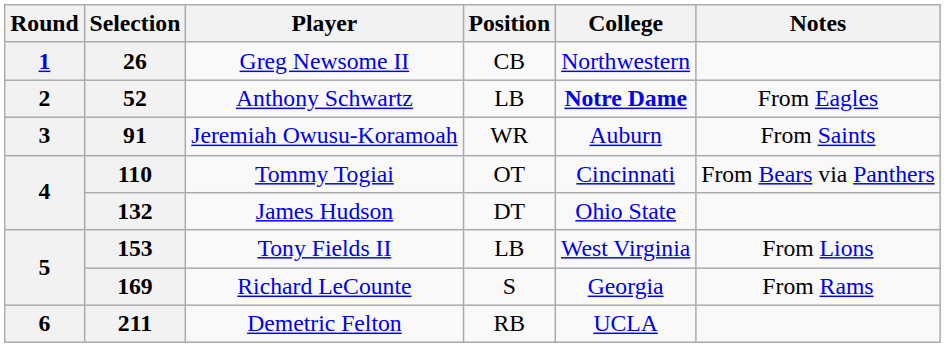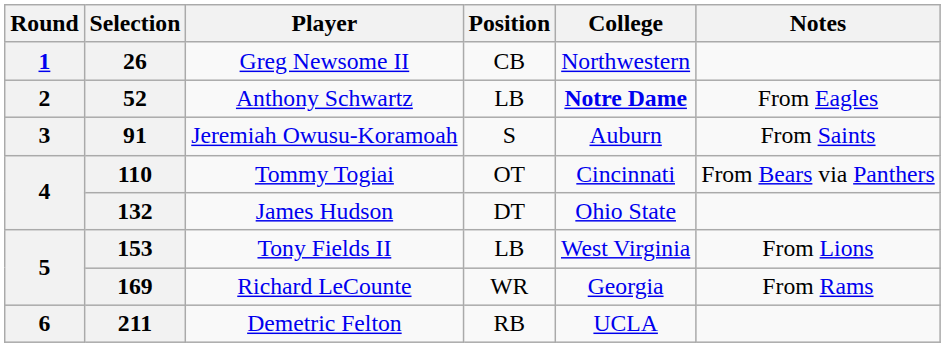(509, 135) WR -> (509, 135) S
(509, 286) S -> (509, 286) WR
